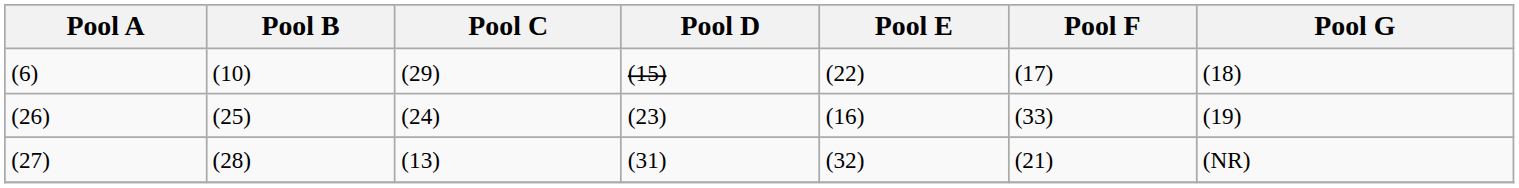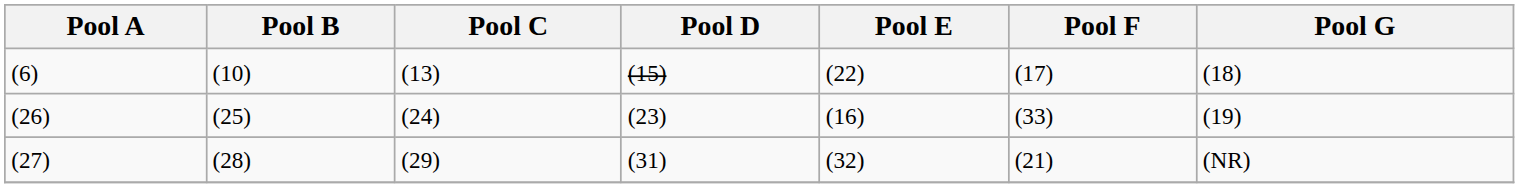(421, 72) (29) -> (421, 72) (13)
(421, 160) (13) -> (421, 160) (29)
